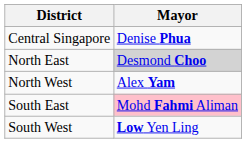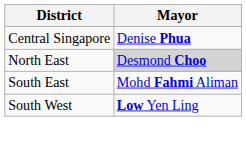- row: (40, 82)
(177, 104) pink background -> (177, 82) no background
